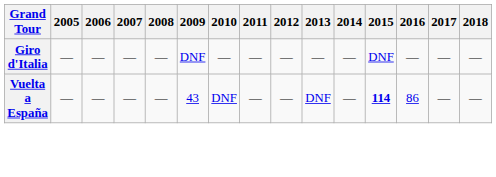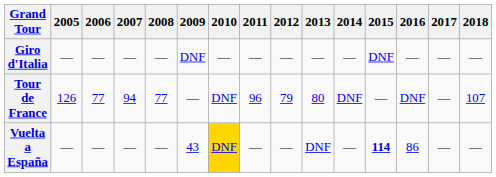+ row: (28, 98)
(224, 98) no background -> (224, 147) gold background
